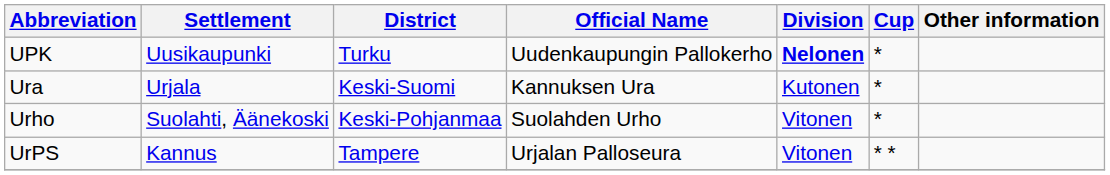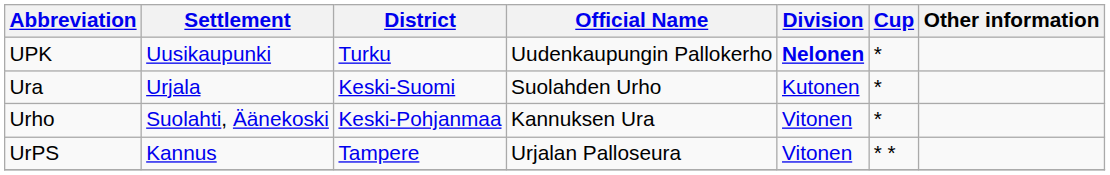(583, 86) Kannuksen Ura -> (586, 86) Suolahden Urho
(586, 119) Suolahden Urho -> (583, 119) Kannuksen Ura
